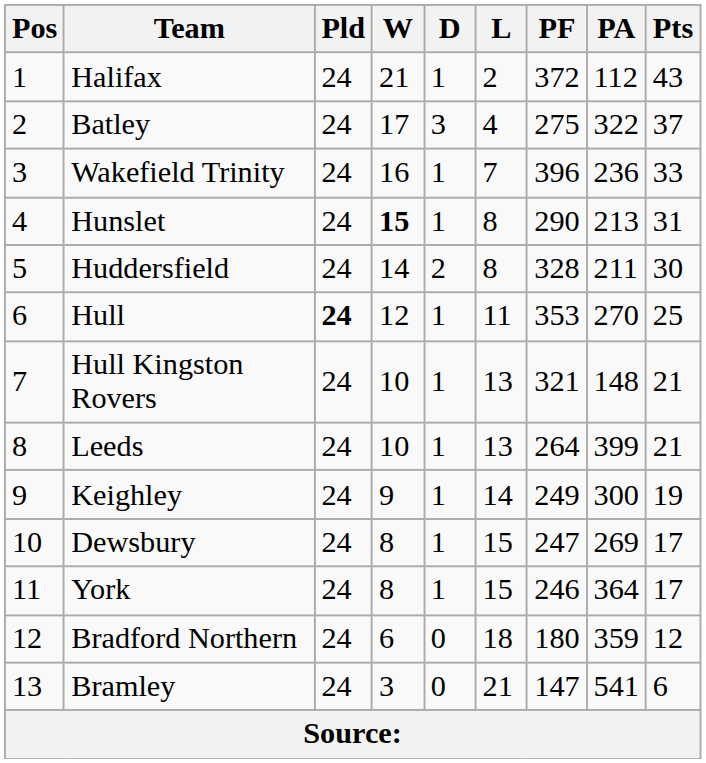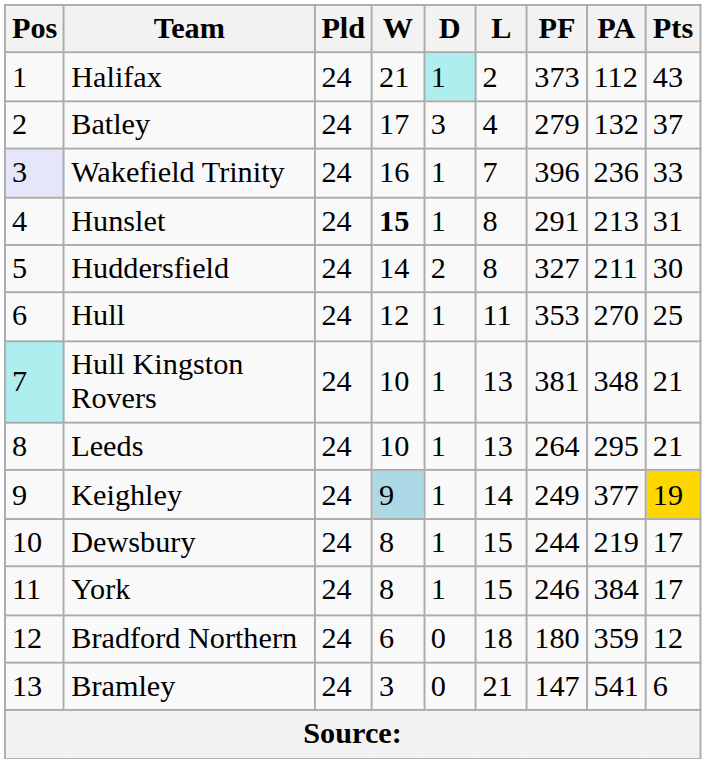(438, 76) no background -> (438, 76) paleturquoise background
(557, 76) 372 -> (557, 76) 373
(557, 124) 275 -> (557, 124) 279
(616, 124) 322 -> (616, 124) 132
(19, 172) no background -> (19, 172) lavender background
(557, 220) 290 -> (557, 220) 291
(557, 268) 328 -> (557, 268) 327
(337, 316) bold -> (337, 316) normal
(19, 381) no background -> (19, 381) paleturquoise background
(557, 381) 321 -> (557, 381) 381
(616, 381) 148 -> (616, 381) 348
(616, 446) 399 -> (616, 446) 295
(387, 494) no background -> (387, 494) lightblue background
(616, 494) 300 -> (616, 494) 377
(668, 494) no background -> (668, 494) gold background
(557, 542) 247 -> (557, 542) 244
(616, 542) 269 -> (616, 542) 219
(616, 590) 364 -> (616, 590) 384
